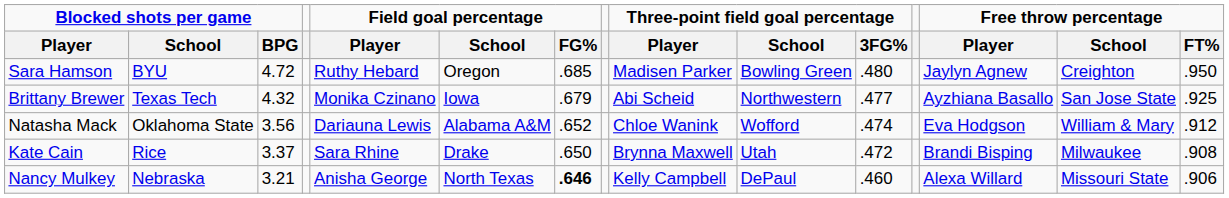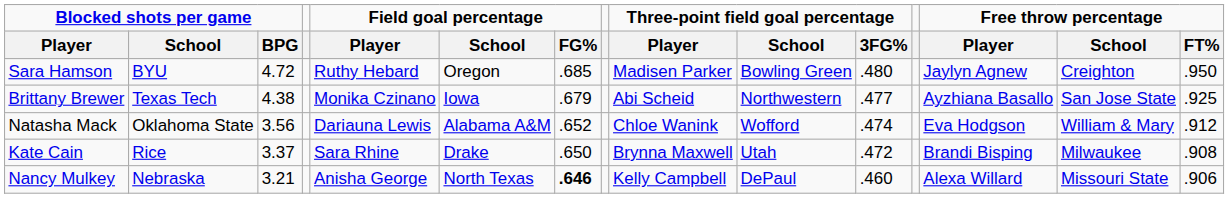(278, 98) 4.32 -> (278, 98) 4.38
